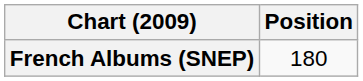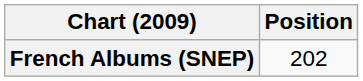(309, 57) 180 -> (309, 57) 202
